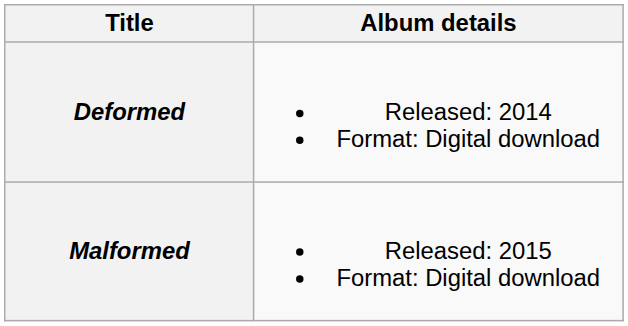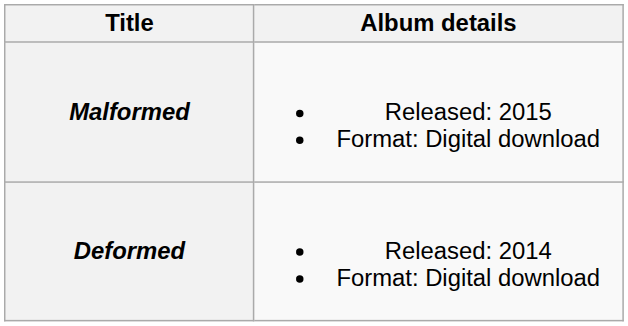rows swapped: (129, 111) <-> (129, 251)
